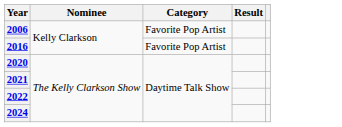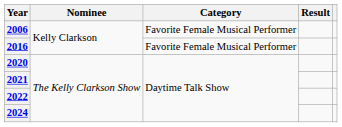(185, 29) Favorite Pop Artist -> (221, 29) Favorite Female Musical Performer
(185, 46) Favorite Pop Artist -> (221, 46) Favorite Female Musical Performer
